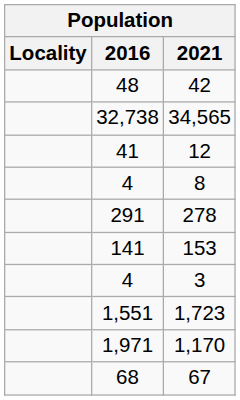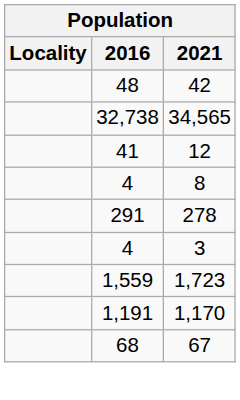- row: (200, 248)
(128, 313) 1,551 -> (128, 280) 1,559
(128, 345) 1,971 -> (128, 313) 1,191
